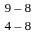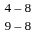rows swapped: (18, 26) <-> (18, 7)
